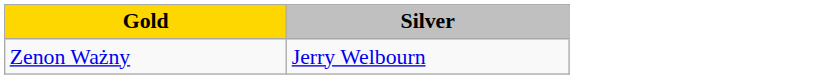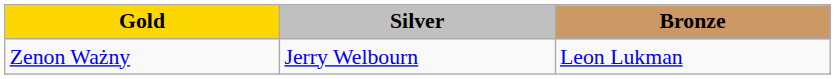+ column: (693, 21)
